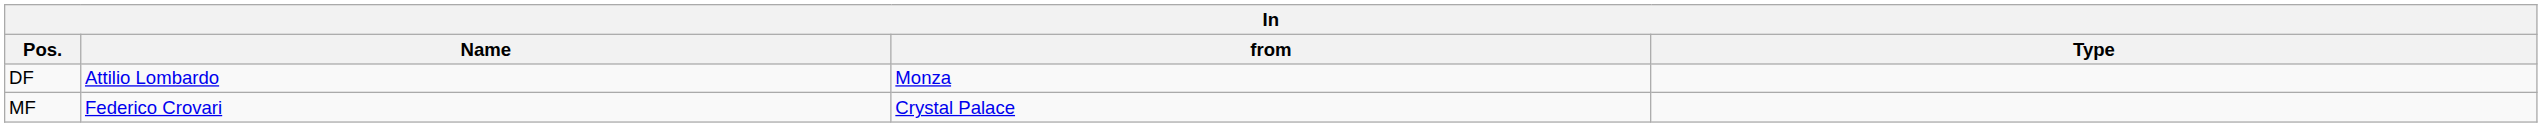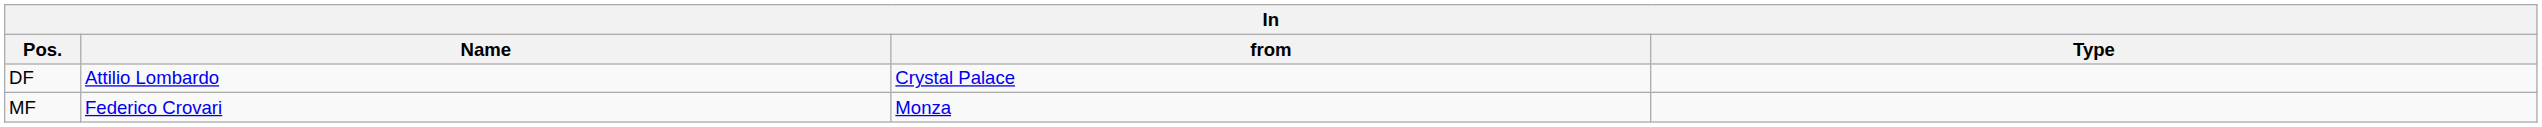(923, 78) Monza -> (955, 78) Crystal Palace
(955, 108) Crystal Palace -> (923, 108) Monza
